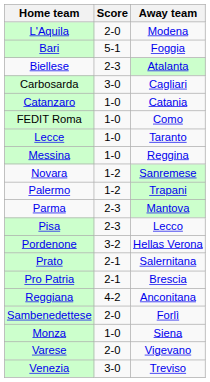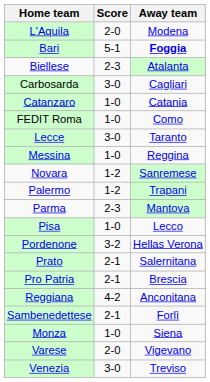(168, 48) normal -> (168, 48) bold
(112, 137) 1-0 -> (112, 137) 3-0
(112, 226) 2-3 -> (112, 226) 1-0
(112, 315) 2-0 -> (112, 315) 2-1
